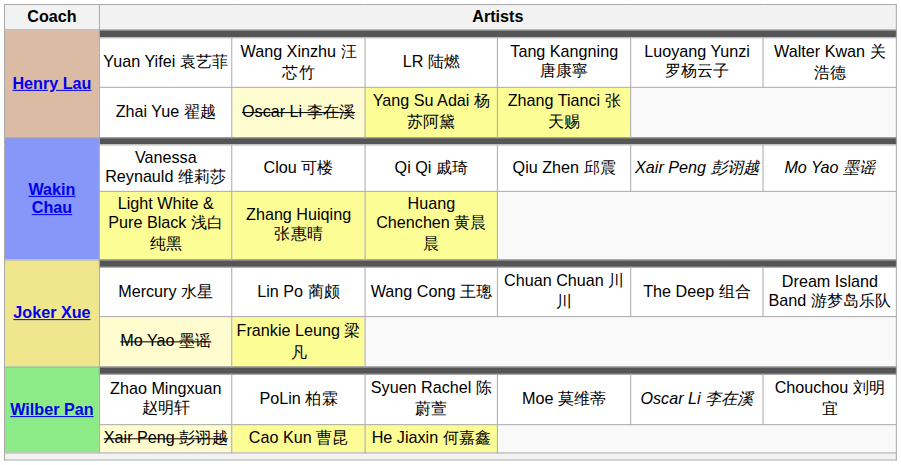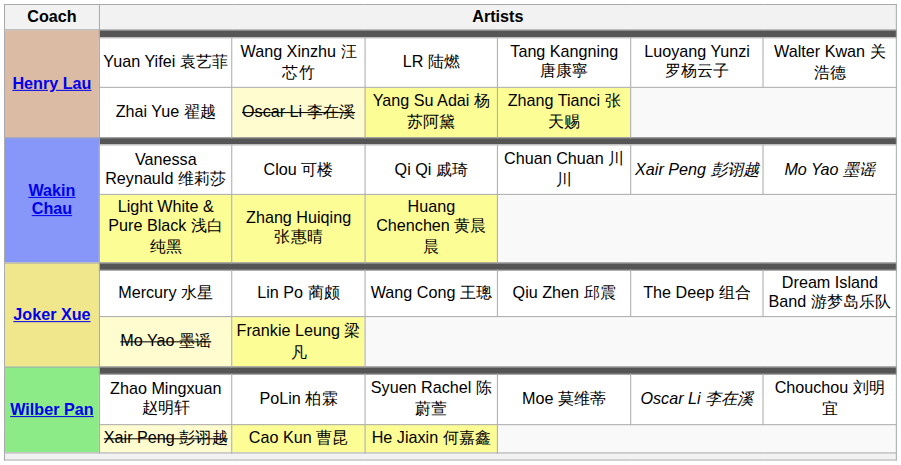(564, 167) Qiu Zhen 邱震 -> (564, 169) Chuan Chuan 川川
(564, 291) Chuan Chuan 川川 -> (564, 293) Qiu Zhen 邱震
